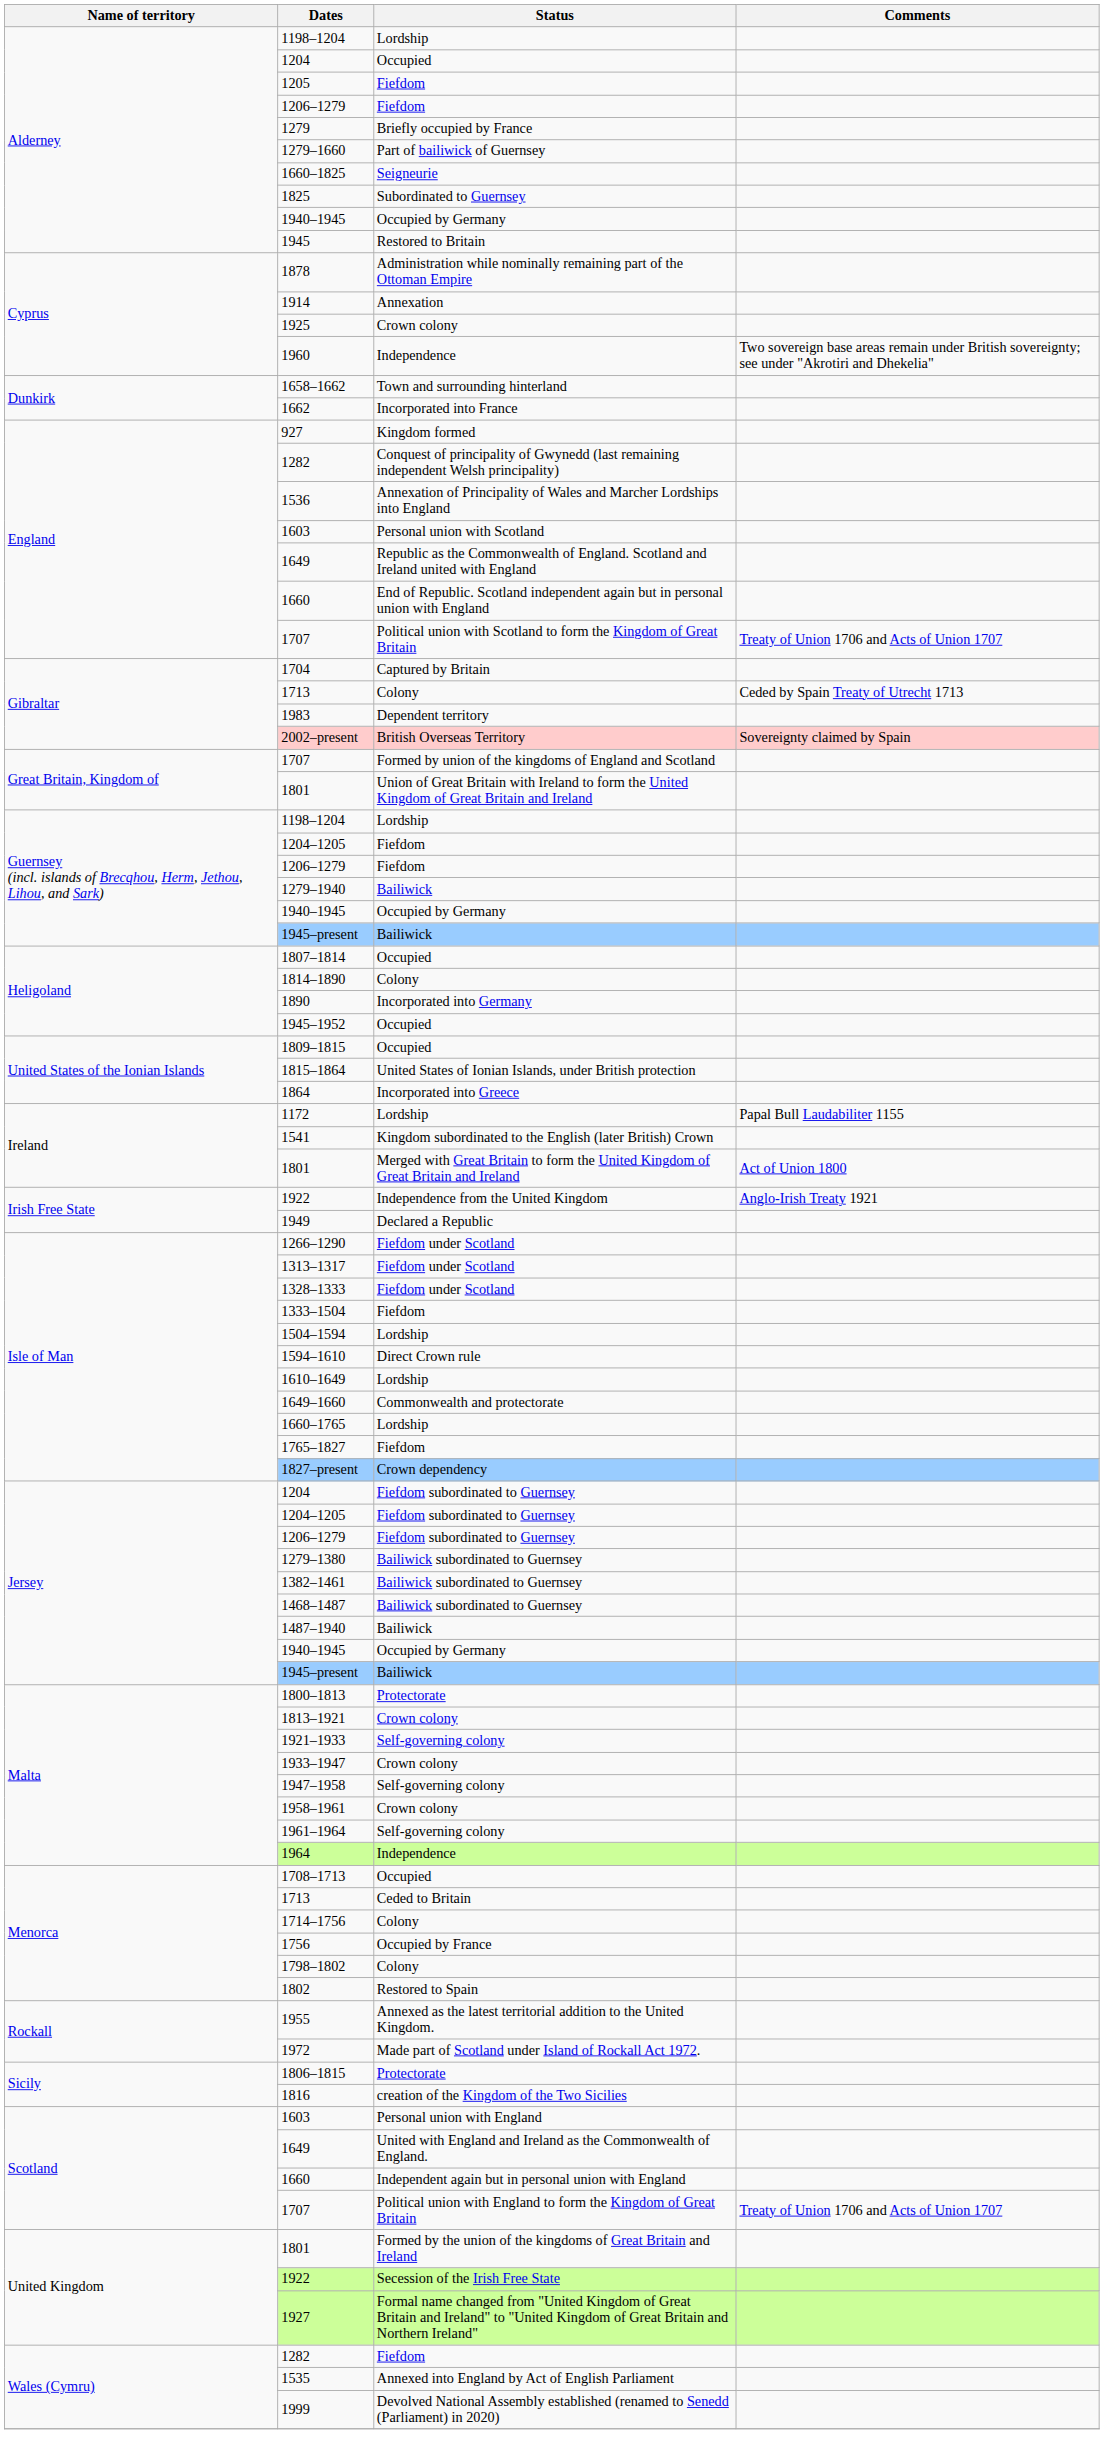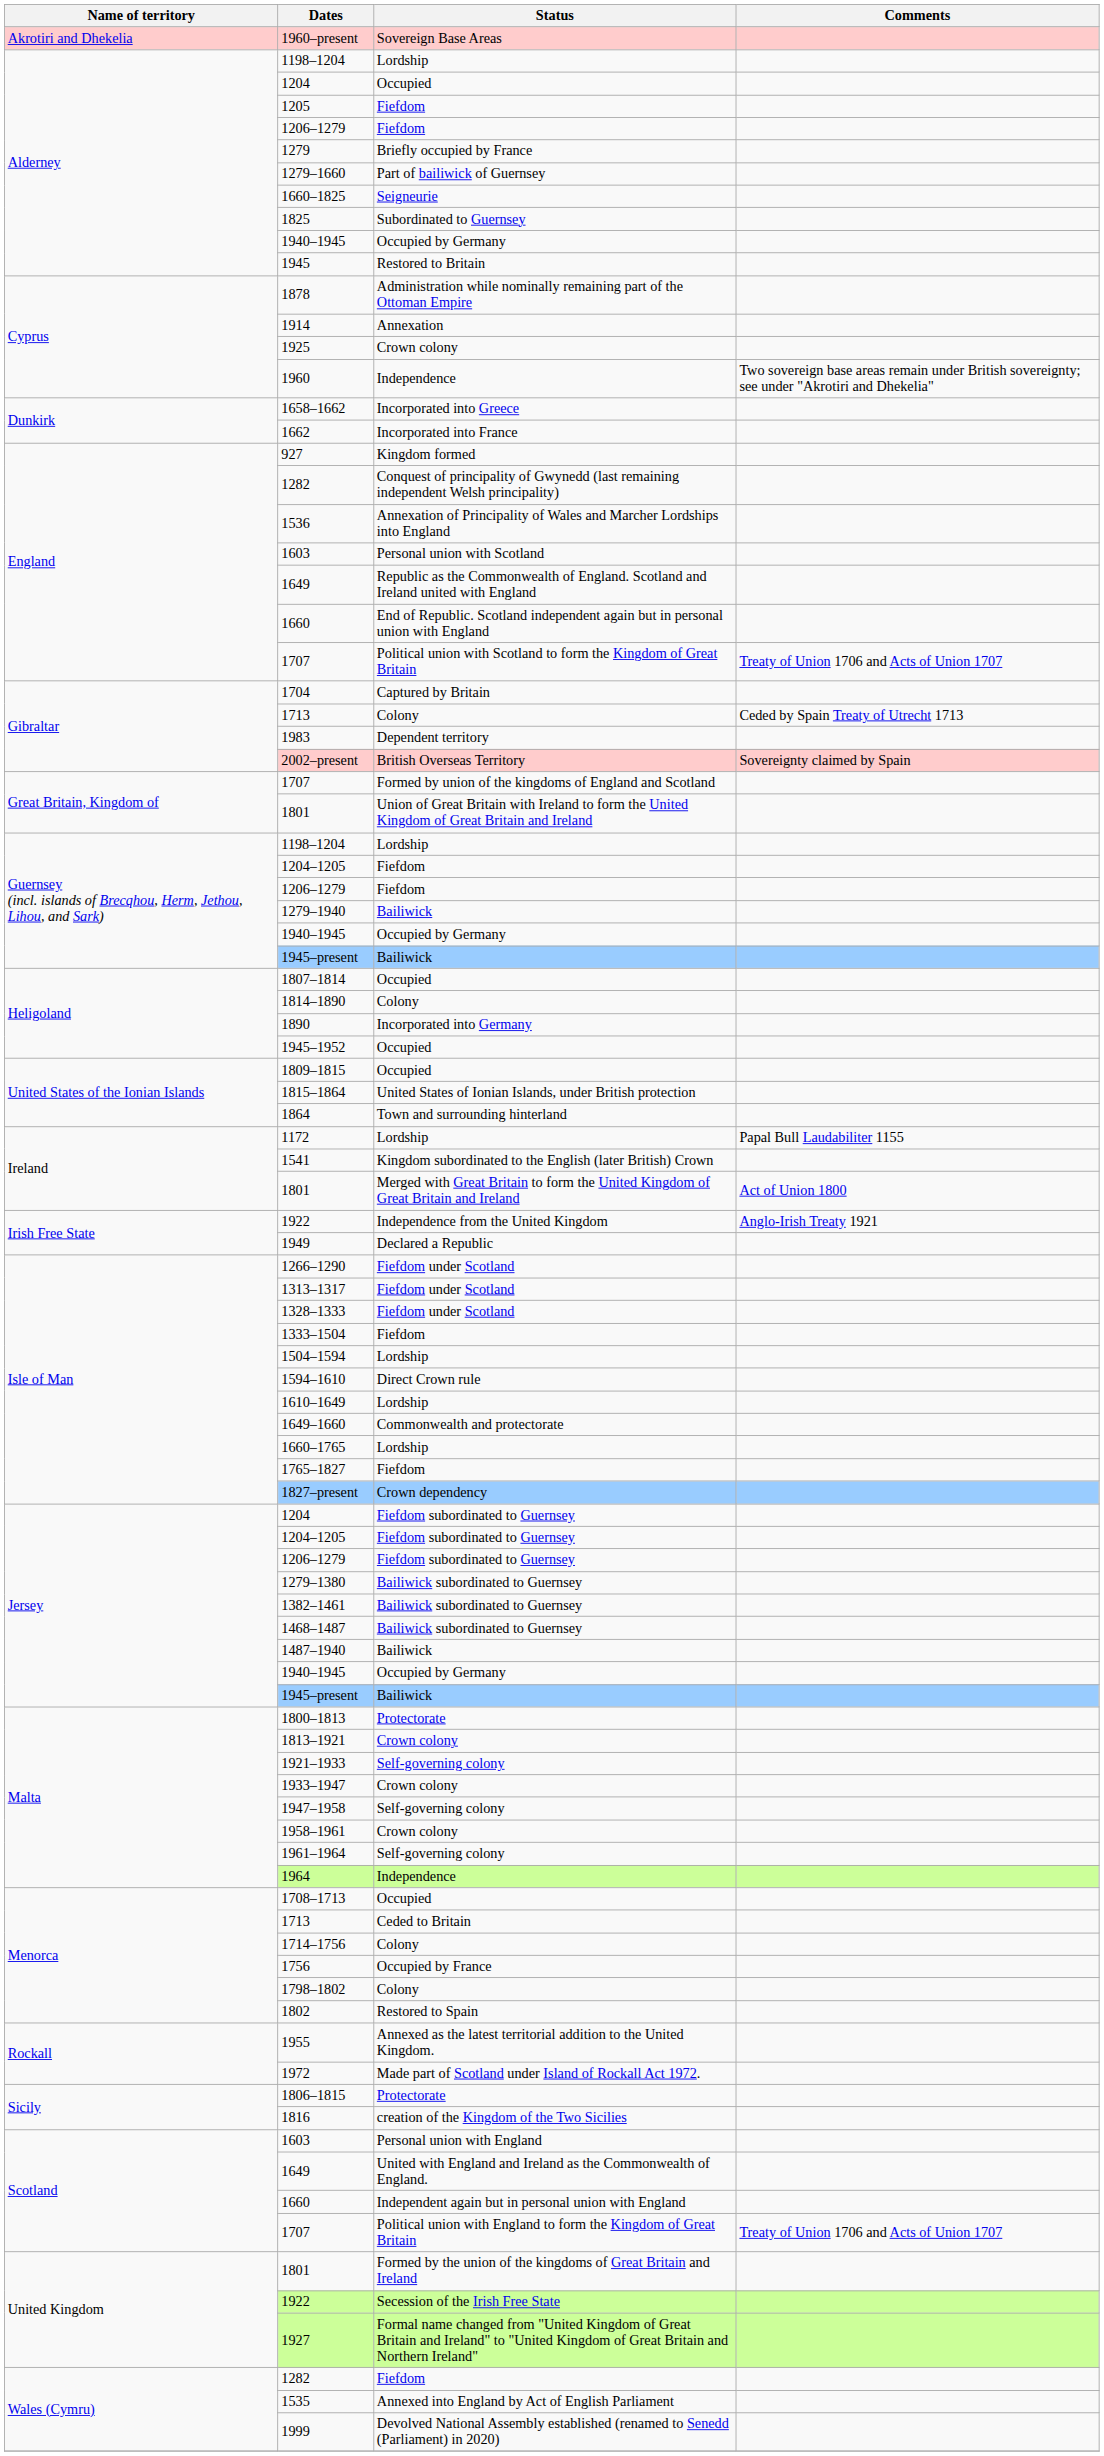+ row: (70, 38)
(472, 386) Town and surrounding hinterland -> (448, 409) Incorporated into Greece
(448, 1092) Incorporated into Greece -> (472, 1115) Town and surrounding hinterland
